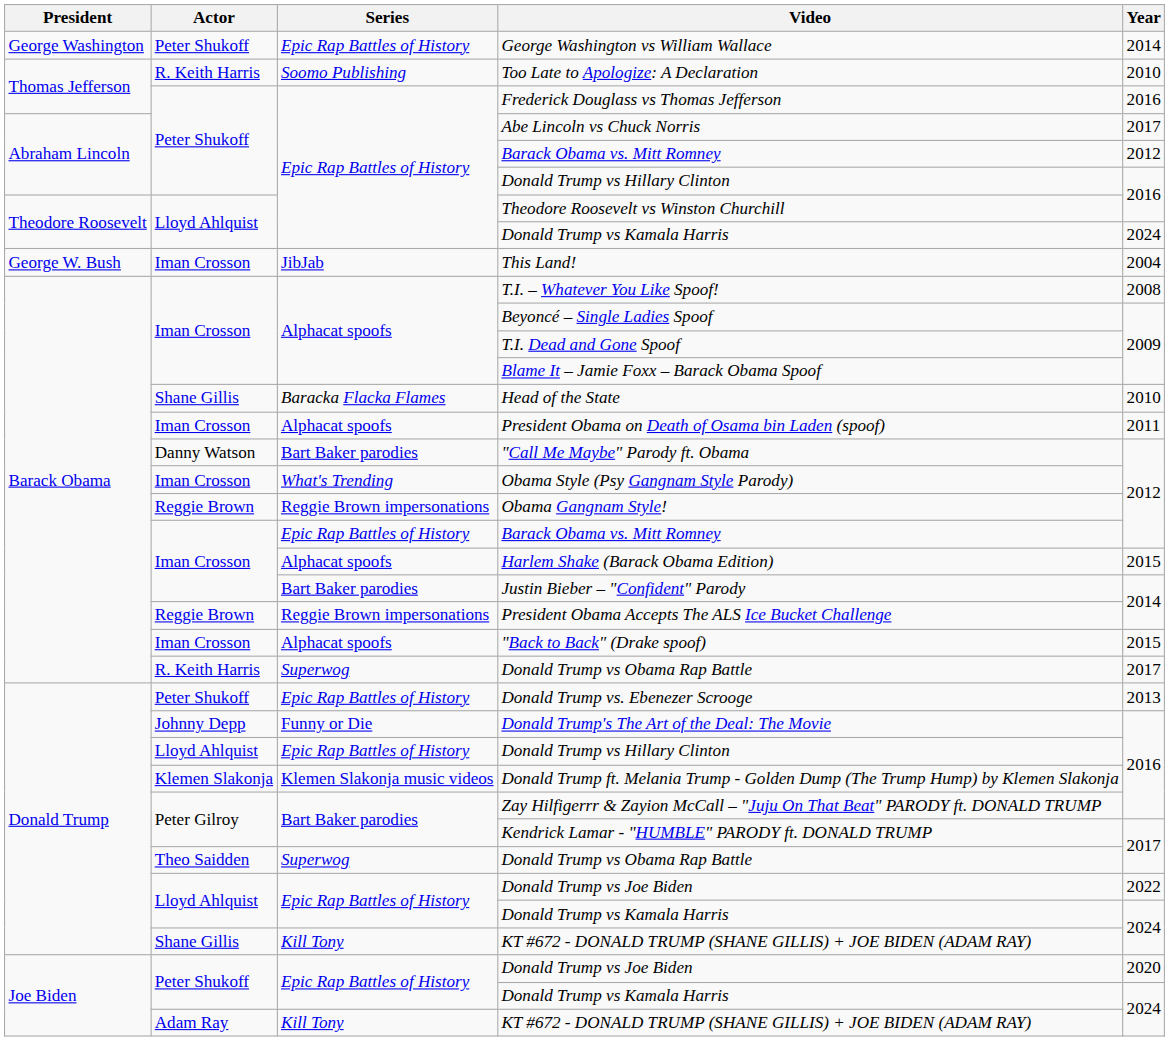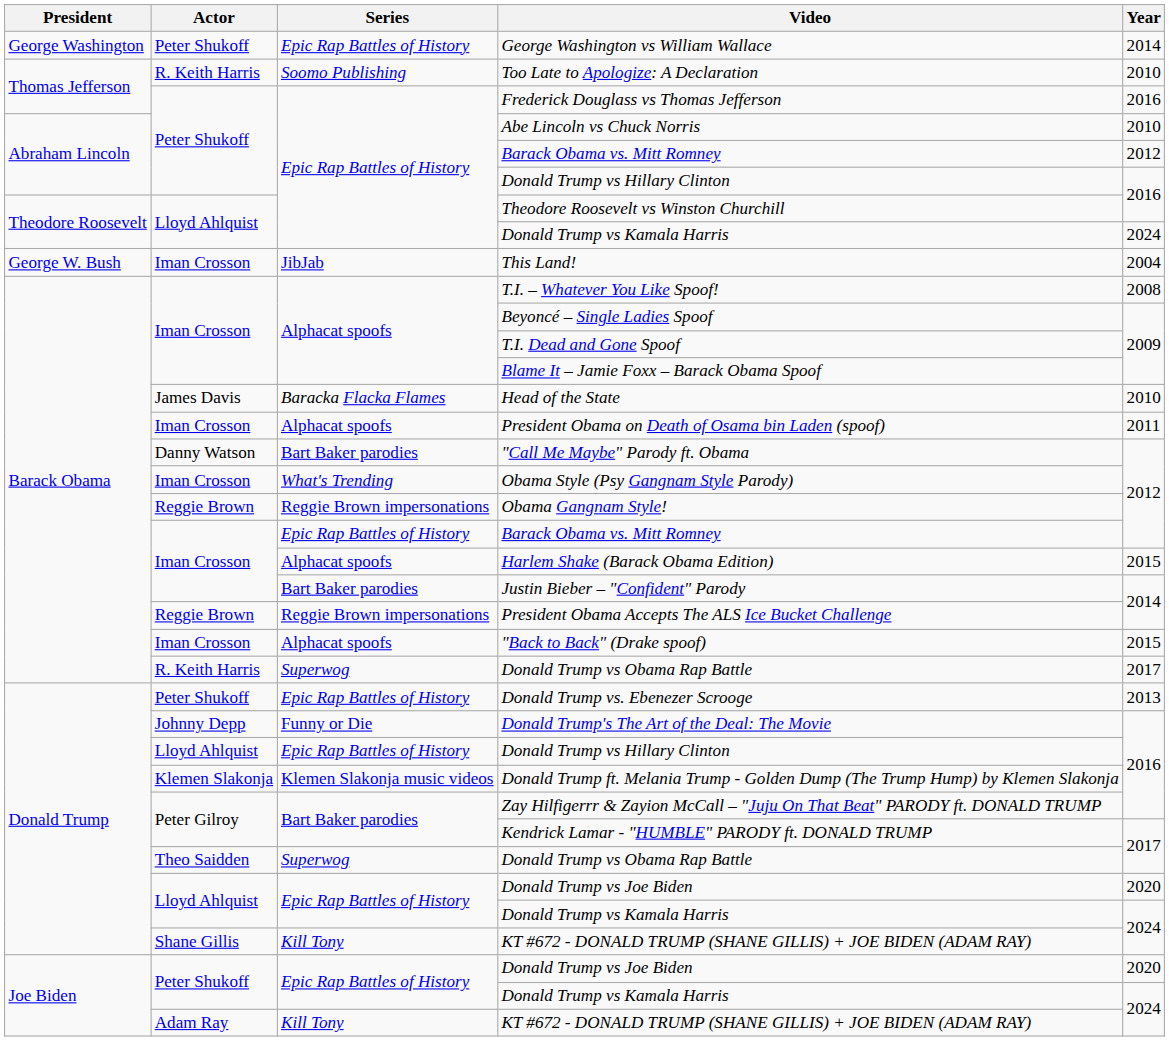(1144, 126) 2017 -> (1144, 126) 2010
(197, 398) Shane Gillis -> (198, 398) James Davis
(1144, 886) 2022 -> (1144, 886) 2020
